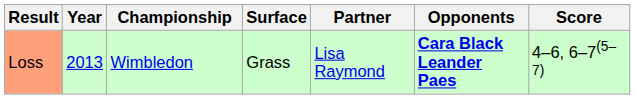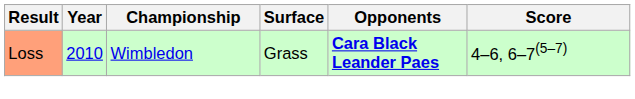- column: (362, 17)
(85, 62) 2013 -> (85, 52) 2010
